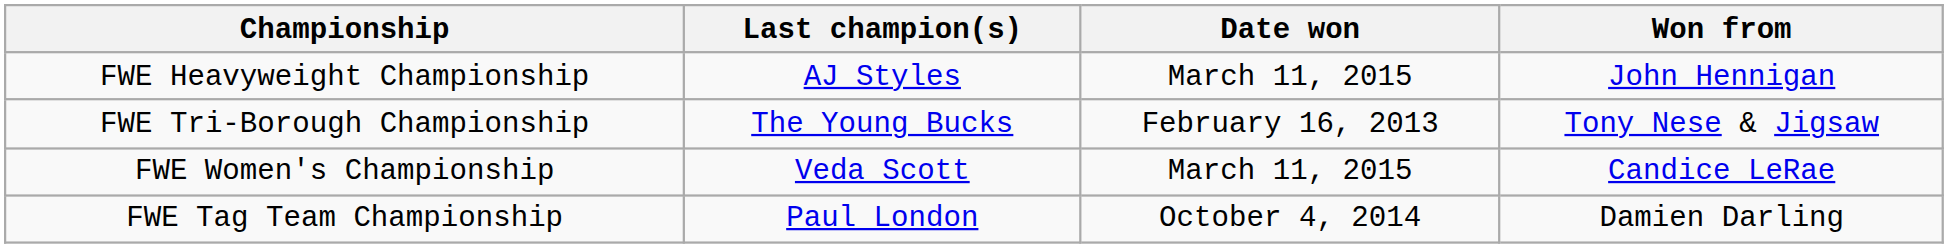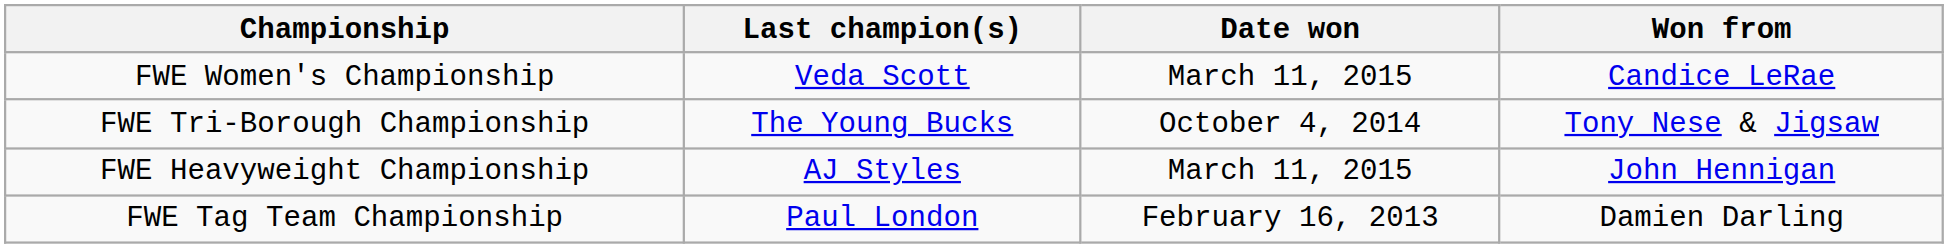rows swapped: (345, 76) <-> (345, 171)
(1290, 124) February 16, 2013 -> (1290, 124) October 4, 2014
(1290, 219) October 4, 2014 -> (1290, 219) February 16, 2013
